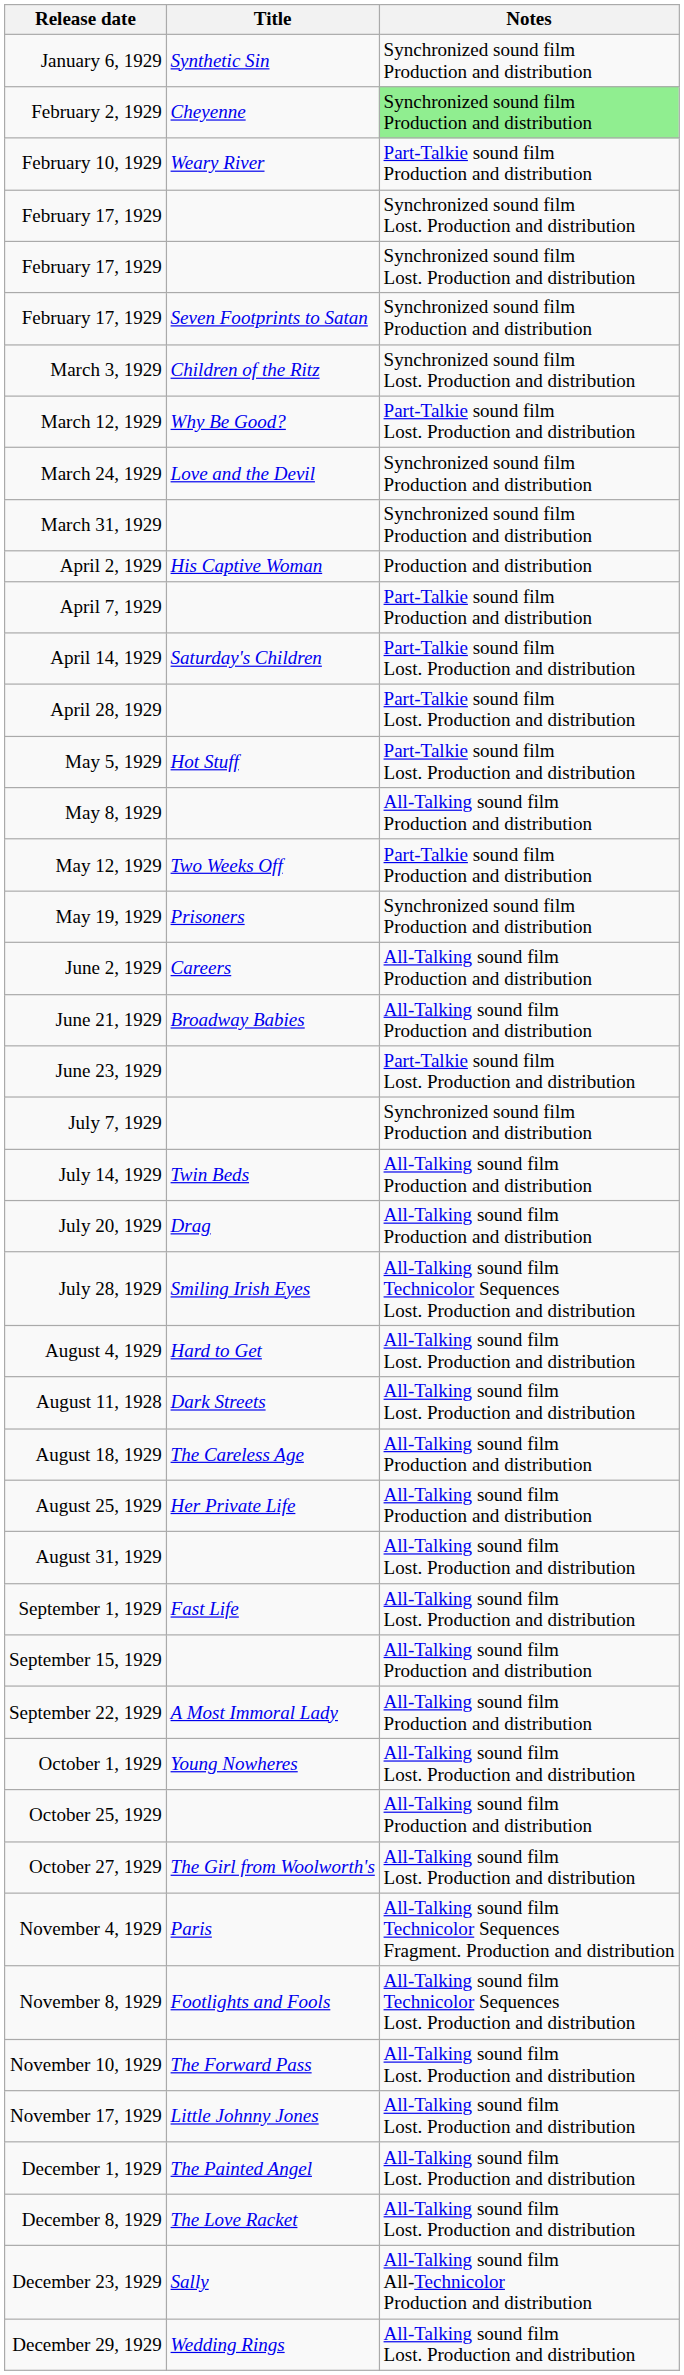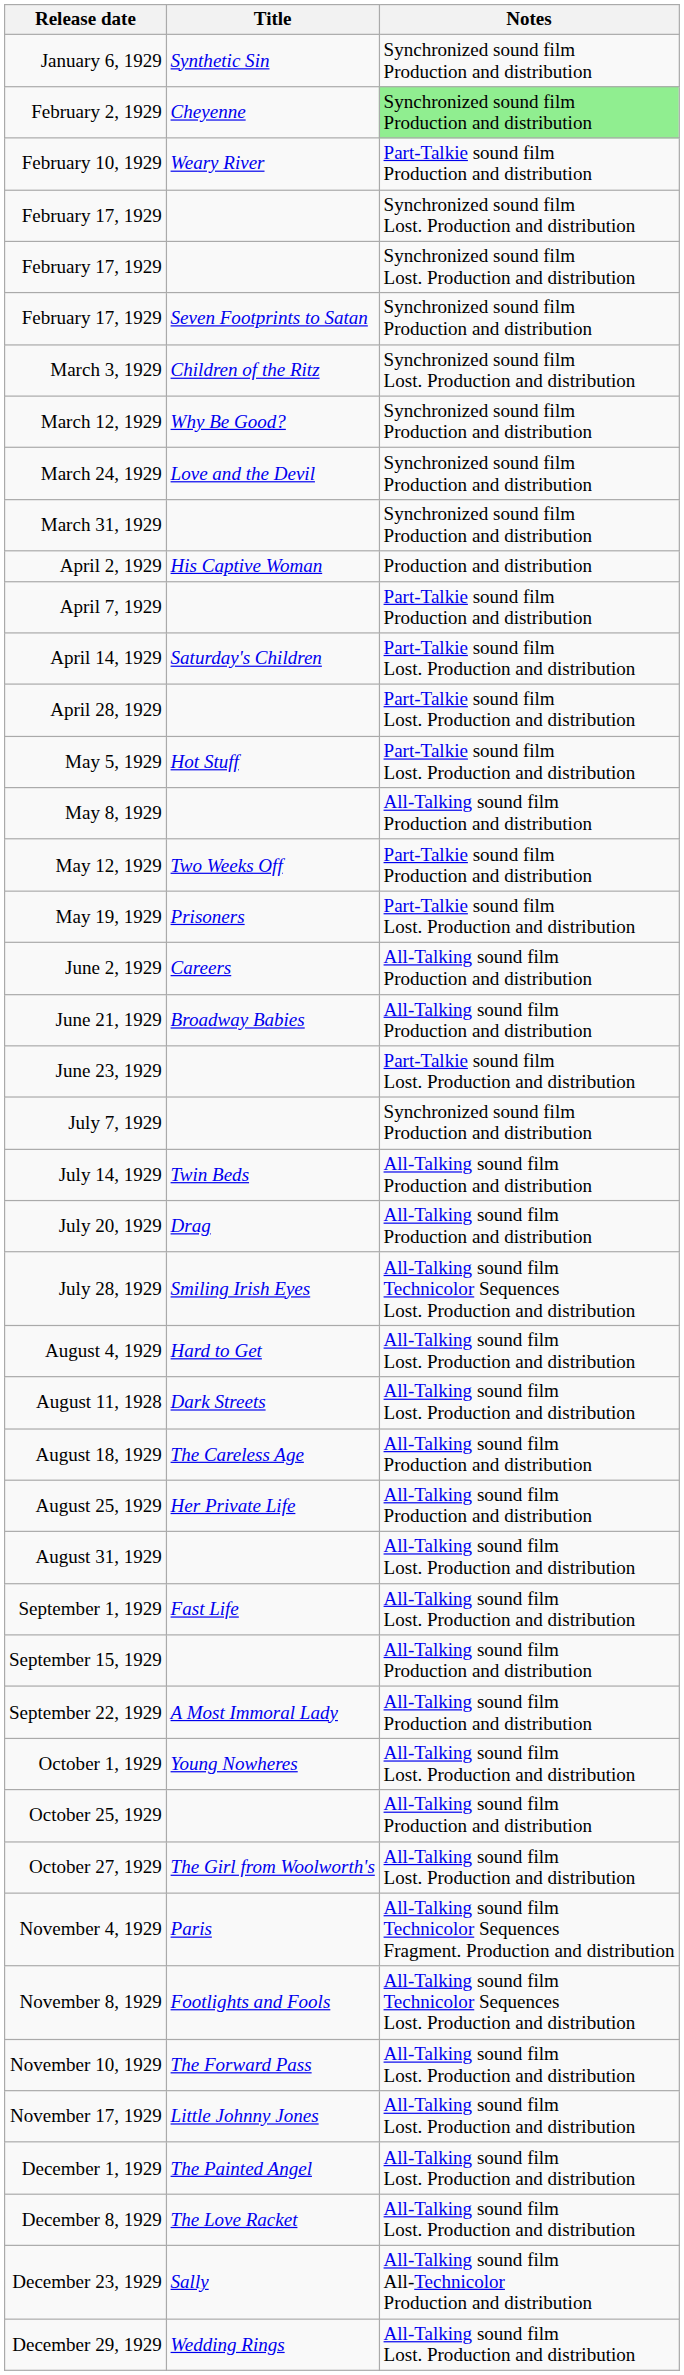(509, 421) Part-Talkie sound film Lost. Production and distribution -> (488, 421) Synchronized sound film Production and distribution
(488, 916) Synchronized sound film Production and distribution -> (509, 916) Part-Talkie sound film Lost. Production and distribution
